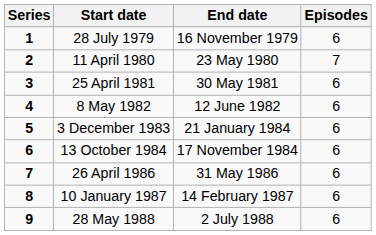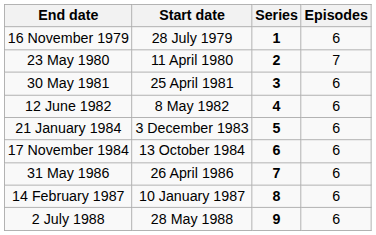columns swapped: (29, 15) <-> (237, 15)
